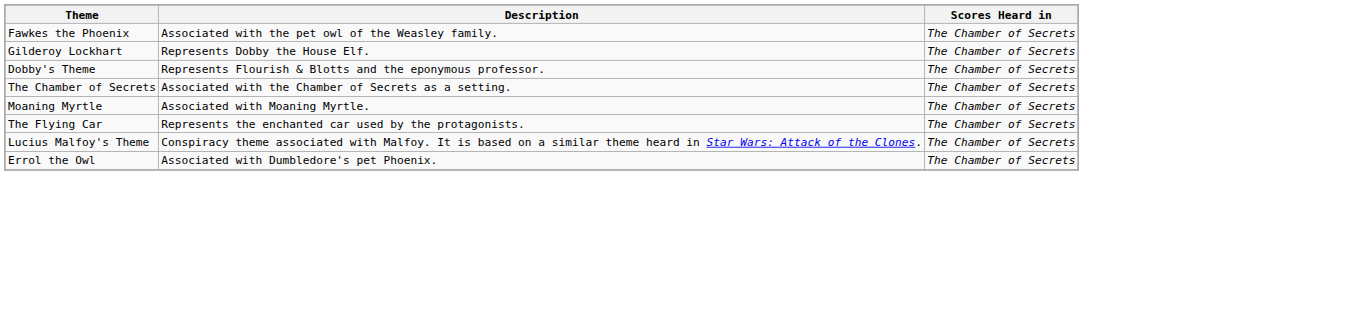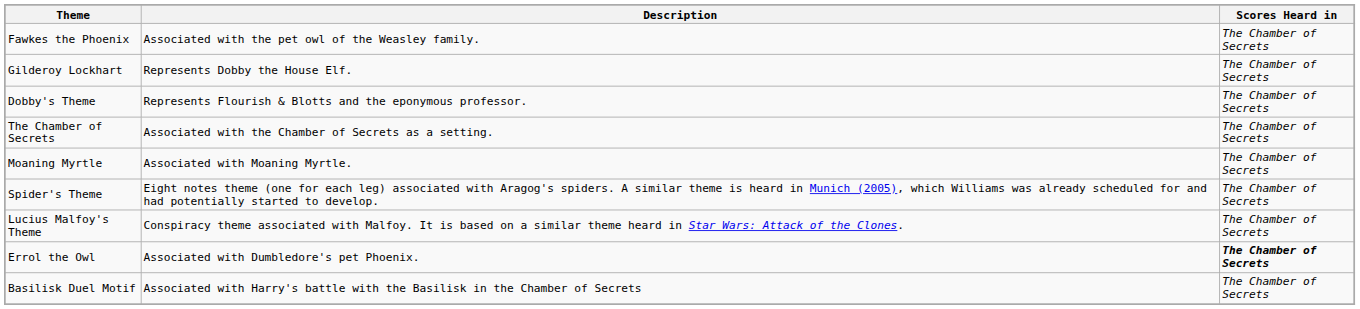- row: (55, 124)
+ row: (55, 195)
(1001, 160) normal -> (1269, 257) bold
+ row: (72, 288)
